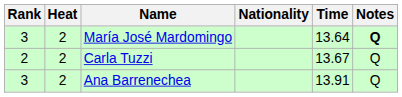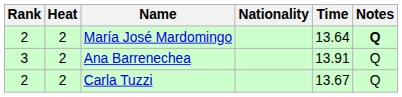(24, 37) 3 -> (24, 37) 2
rows swapped: (118, 59) <-> (137, 80)
